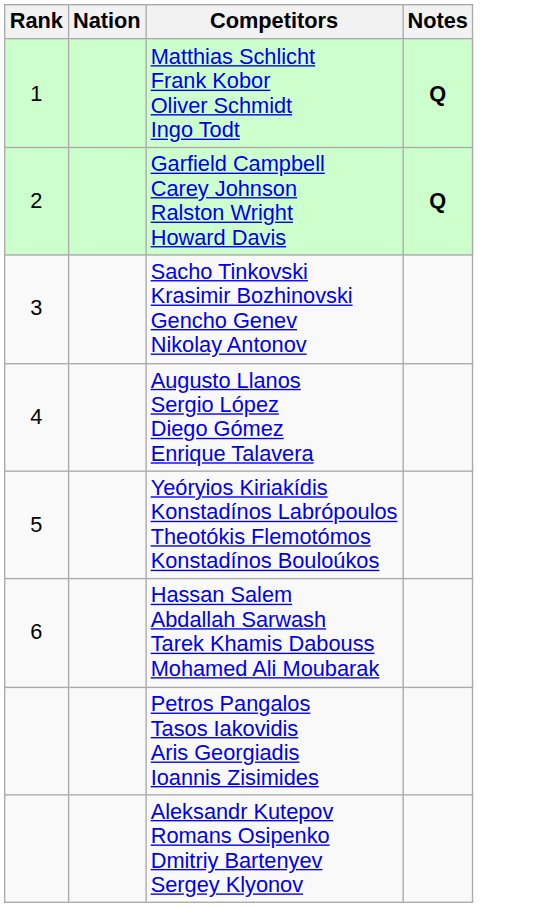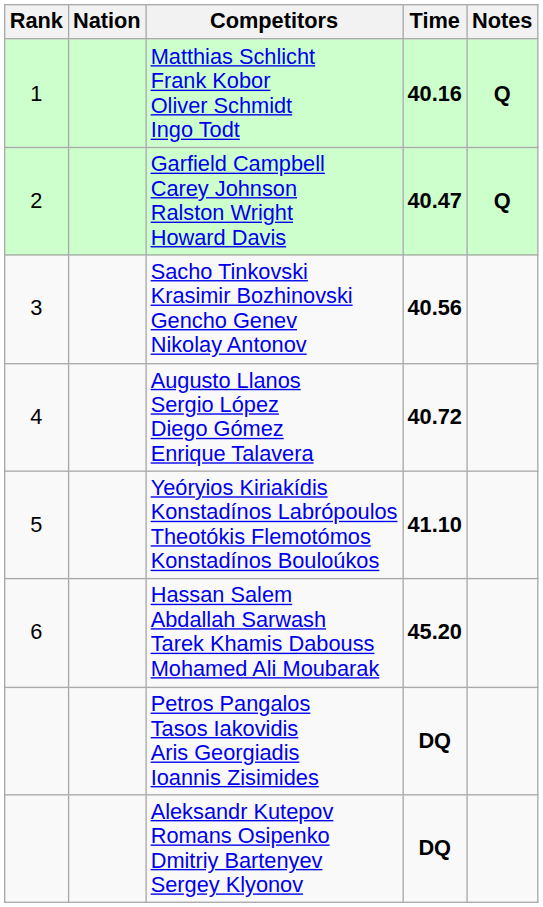+ column: (435, 21)
